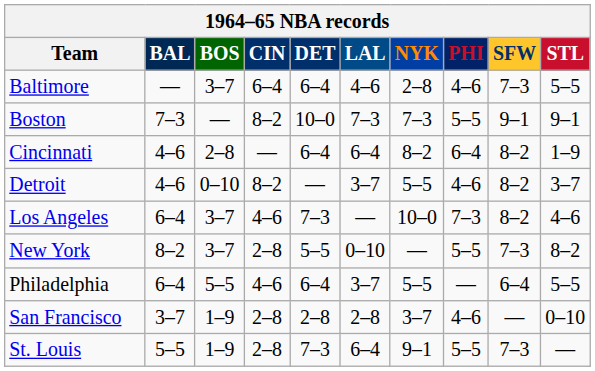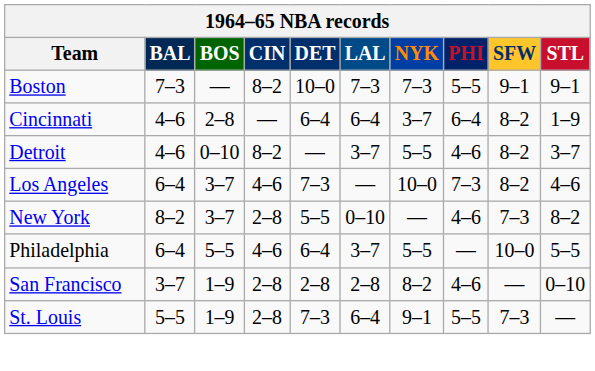- row: (49, 86)
(417, 152) 8–2 -> (417, 119) 3–7
(466, 250) 5–5 -> (466, 218) 4–6
(515, 283) 6–4 -> (515, 250) 10–0
(417, 316) 3–7 -> (417, 283) 8–2
